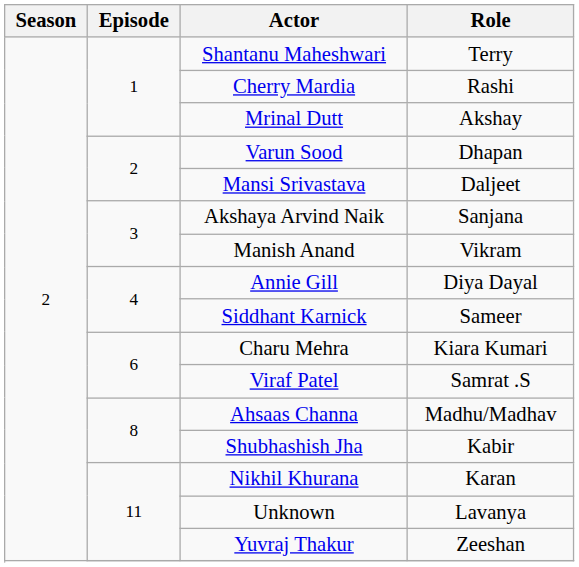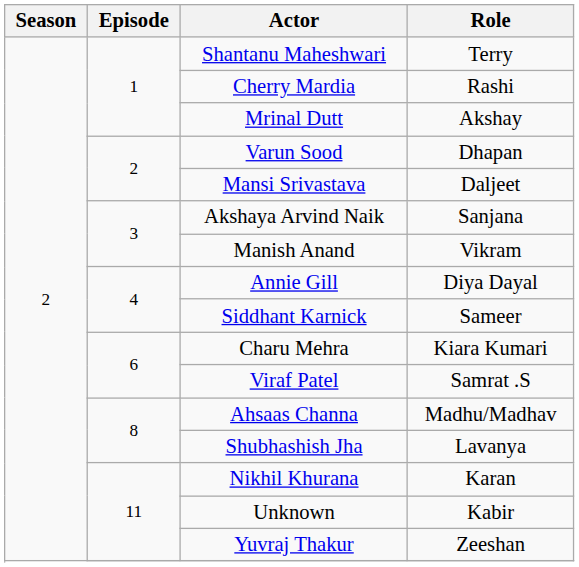(491, 446) Kabir -> (491, 446) Lavanya
(491, 511) Lavanya -> (491, 511) Kabir
